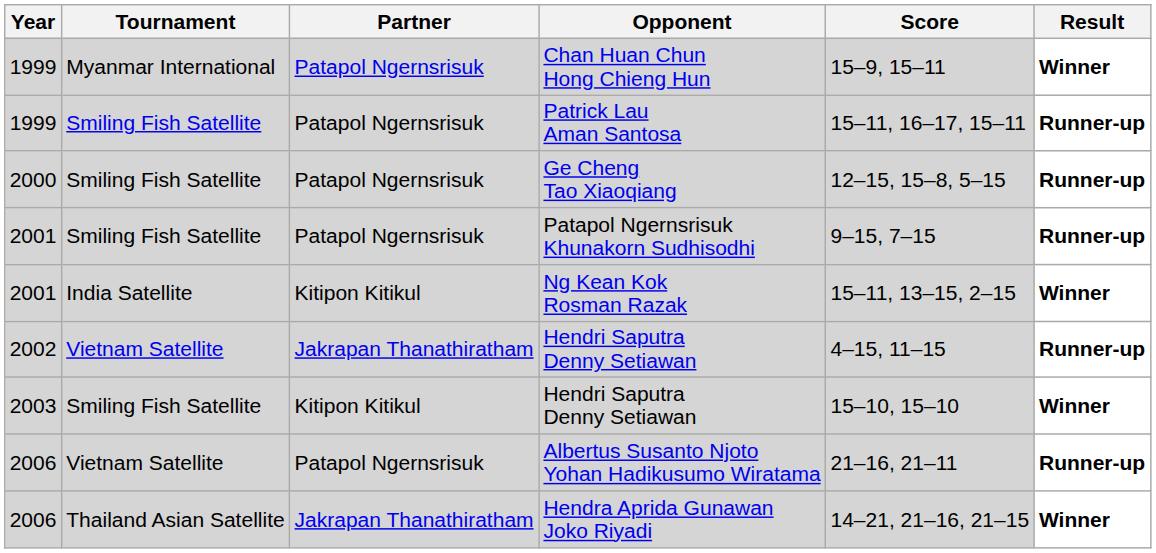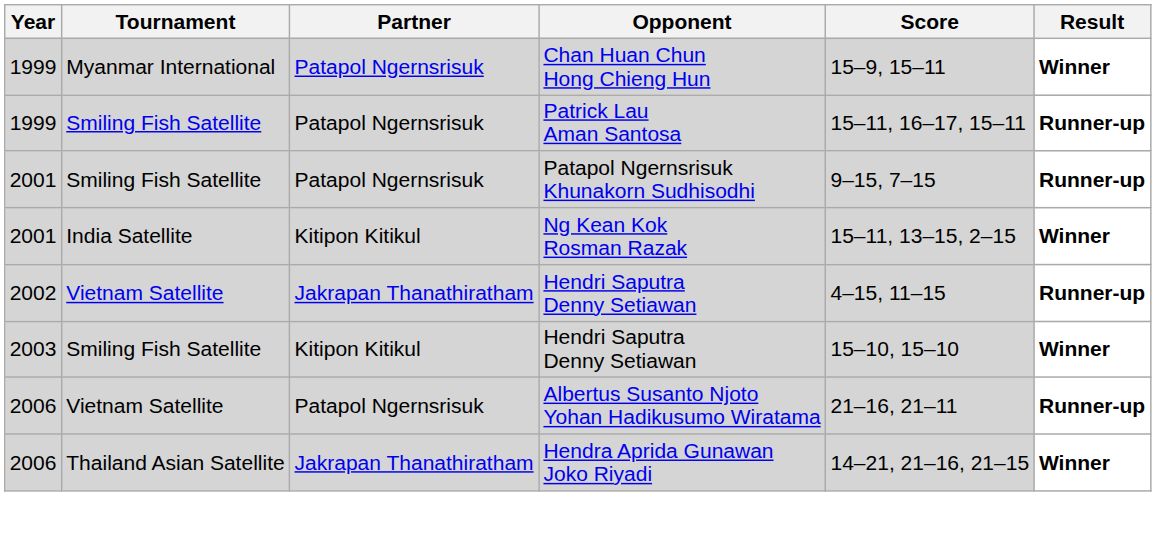- row: (33, 180)
